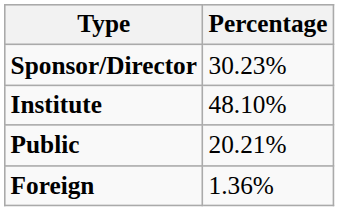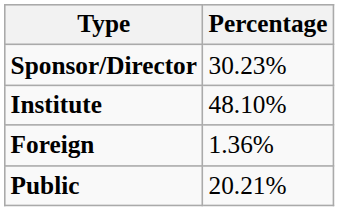rows swapped: (53, 184) <-> (45, 144)
